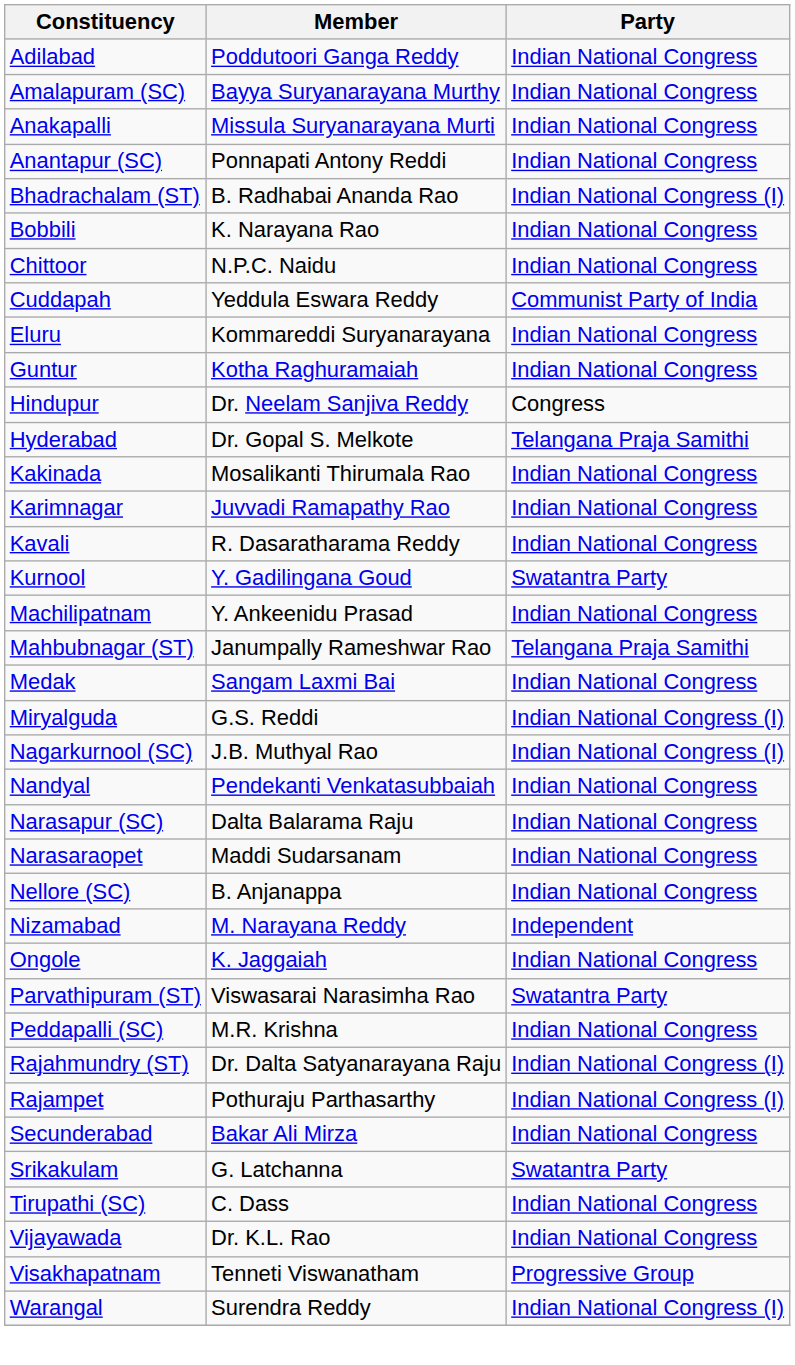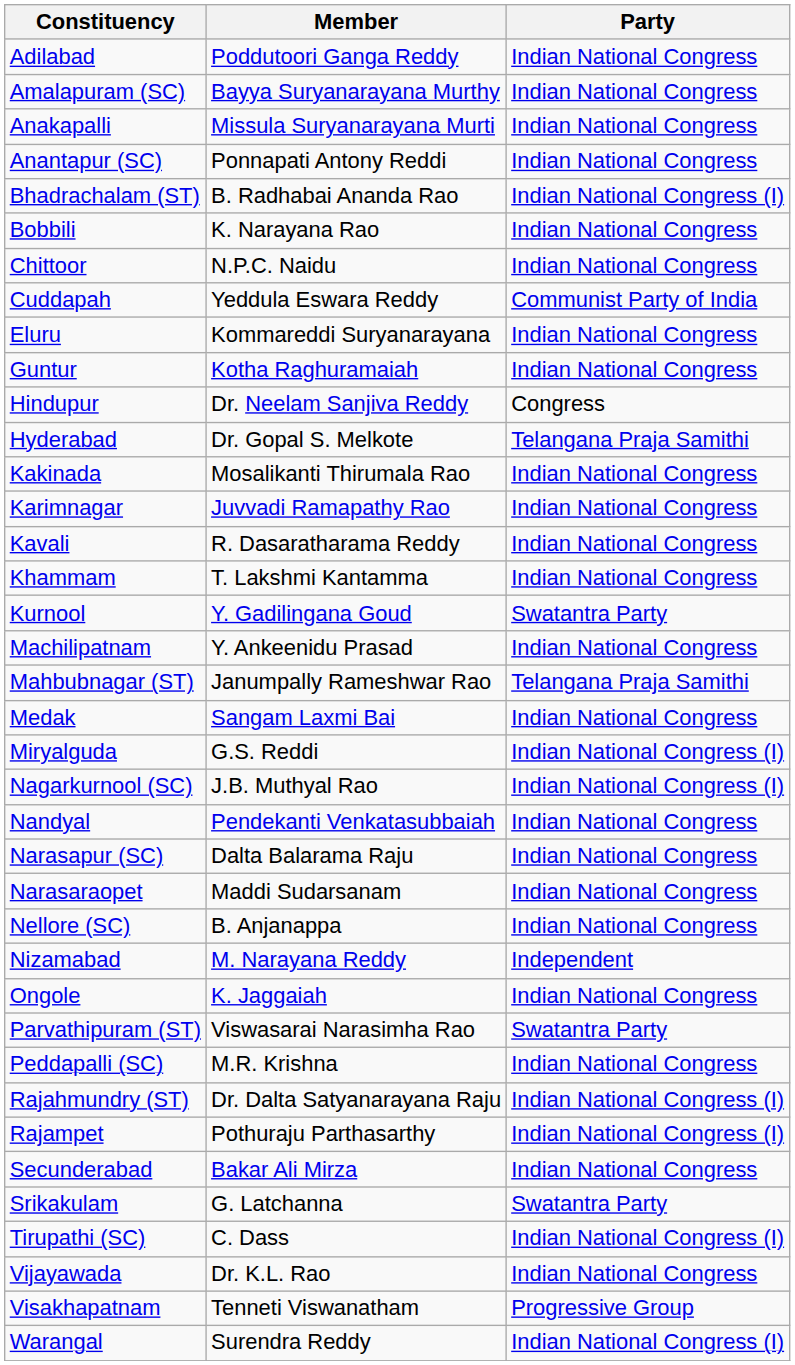+ row: (63, 578)
(634, 1203) Indian National Congress -> (648, 1238) Indian National Congress (I)
